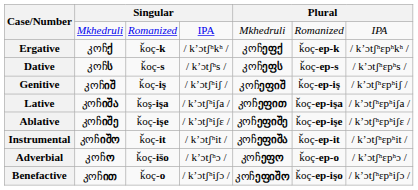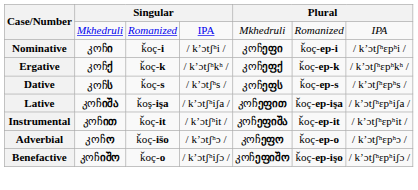+ row: (39, 48)
- row: (39, 85)
- row: (39, 121)
(100, 139) კოჩიშო -> (100, 121) კოჩით
(100, 176) კოჩით -> (100, 158) კოჩიშო
